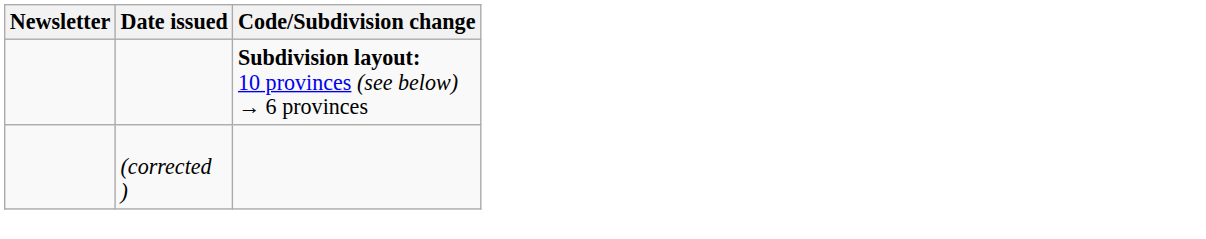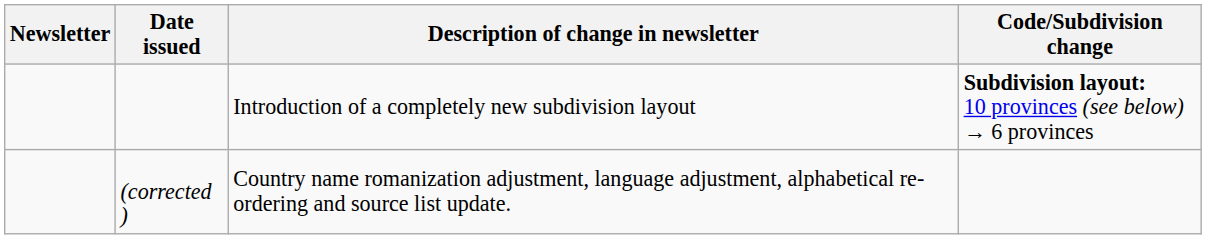+ column: (593, 34)
